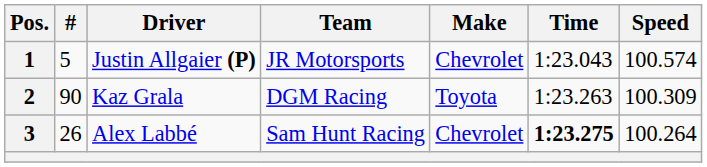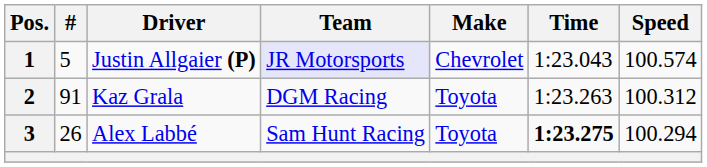(335, 59) no background -> (335, 59) lavender background
(71, 96) 90 -> (71, 96) 91
(660, 96) 100.309 -> (660, 96) 100.312
(479, 133) Chevrolet -> (466, 133) Toyota
(660, 133) 100.264 -> (660, 133) 100.294
